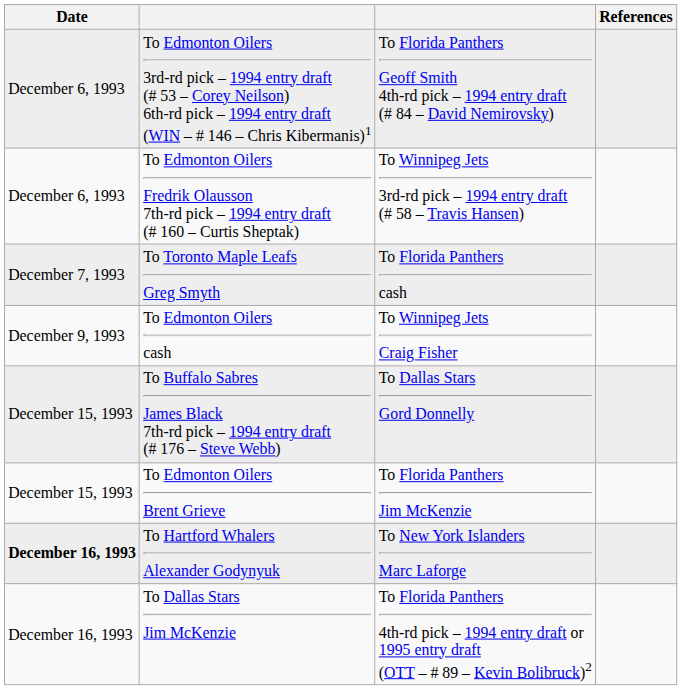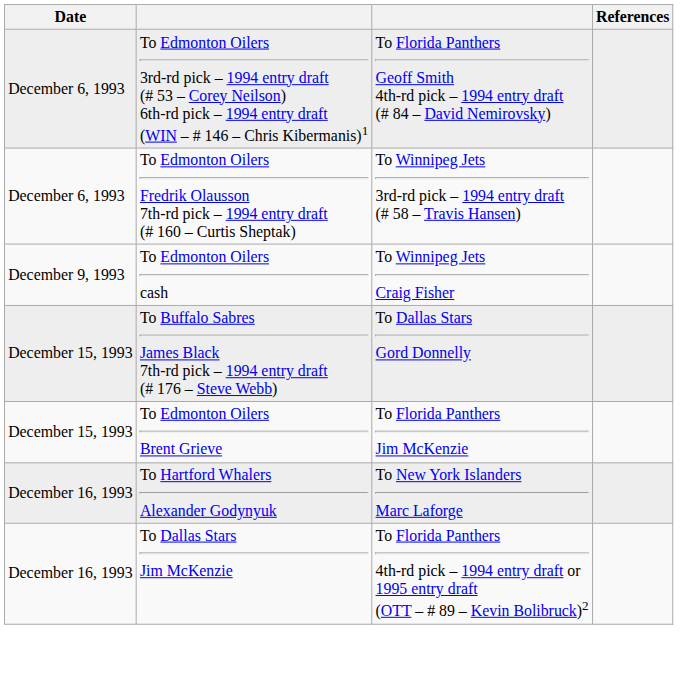- row: (257, 274)
(72, 553) bold -> (70, 492) normal
